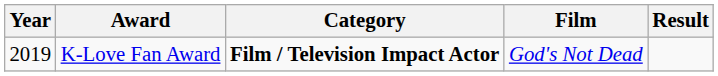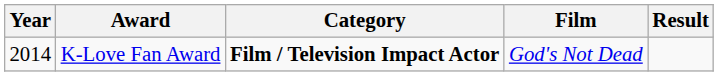(30, 53) 2019 -> (30, 53) 2014
